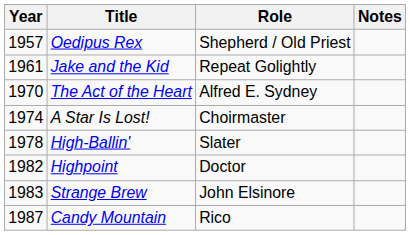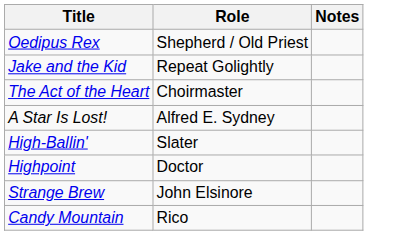- column: (26, 17)
(258, 92) Alfred E. Sydney -> (200, 92) Choirmaster
(242, 117) Choirmaster -> (216, 117) Alfred E. Sydney
